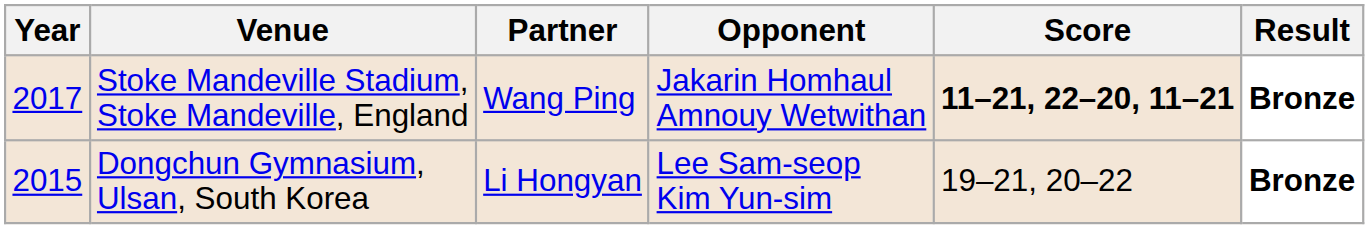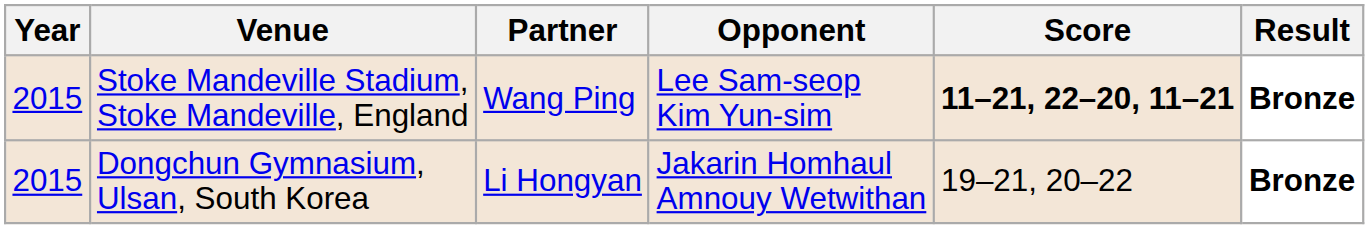(47, 97) 2017 -> (47, 97) 2015
(791, 97) Jakarin Homhaul Amnouy Wetwithan -> (759, 97) Lee Sam-seop Kim Yun-sim
(759, 182) Lee Sam-seop Kim Yun-sim -> (791, 182) Jakarin Homhaul Amnouy Wetwithan
